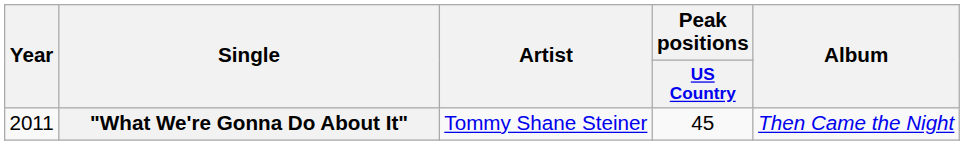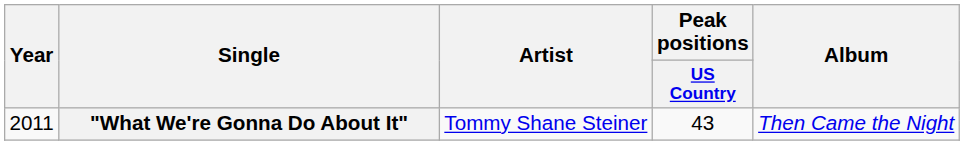(703, 123) 45 -> (703, 123) 43
